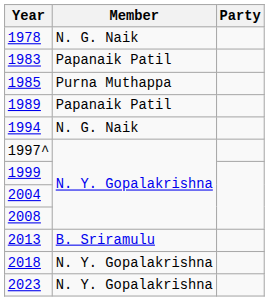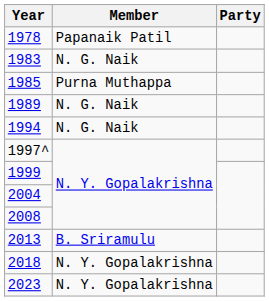(97, 38) N. G. Naik -> (114, 38) Papanaik Patil
(114, 61) Papanaik Patil -> (97, 61) N. G. Naik
(114, 106) Papanaik Patil -> (97, 106) N. G. Naik
